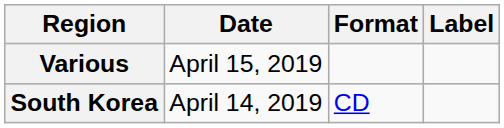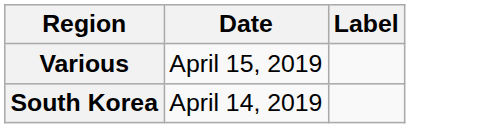- column: (376, 24)
